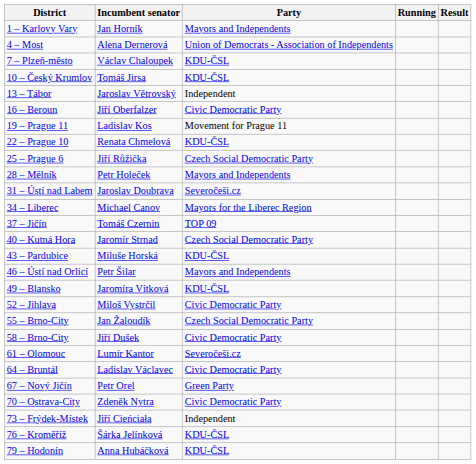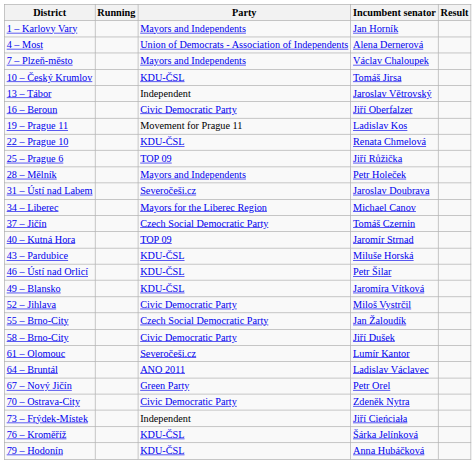columns swapped: (139, 12) <-> (417, 12)
(207, 61) KDU-ČSL -> (193, 61) Mayors and Independents
(249, 158) Czech Social Democratic Party -> (156, 158) TOP 09
(201, 223) TOP 09 -> (204, 223) Czech Social Democratic Party
(249, 239) Czech Social Democratic Party -> (156, 239) TOP 09
(238, 272) Mayors and Independents -> (162, 272) KDU-ČSL
(233, 369) Civic Democratic Party -> (163, 369) ANO 2011
